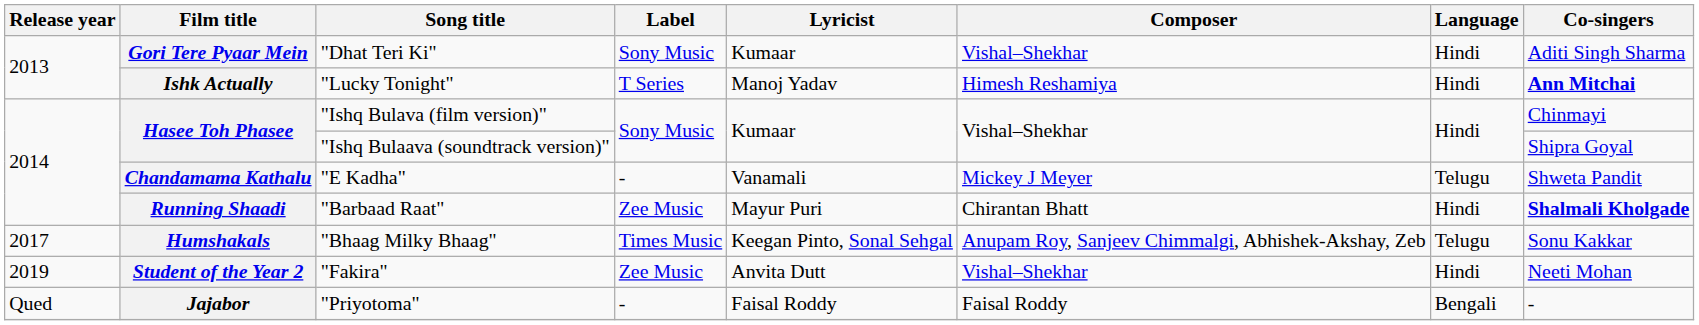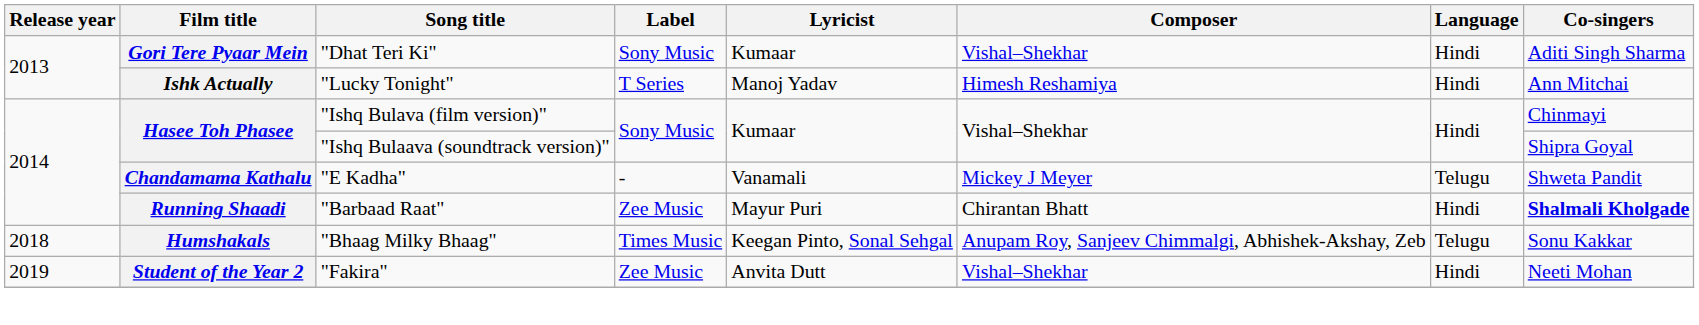(1581, 83) bold -> (1578, 83) normal
(29, 240) 2017 -> (29, 240) 2018
- row: (370, 303)
